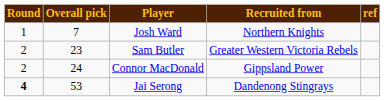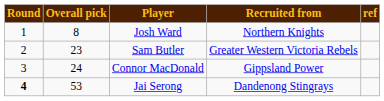(76, 31) 7 -> (76, 31) 8
(24, 68) 2 -> (24, 68) 3
